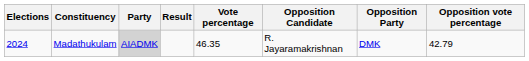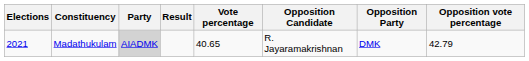(17, 43) 2024 -> (17, 43) 2021
(208, 43) 46.35 -> (208, 43) 40.65
